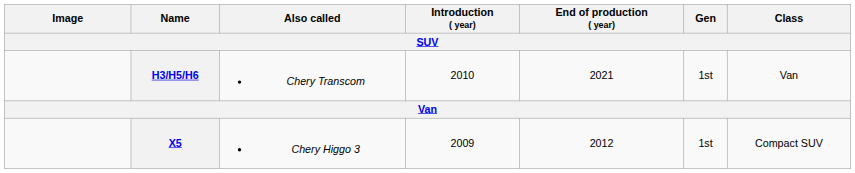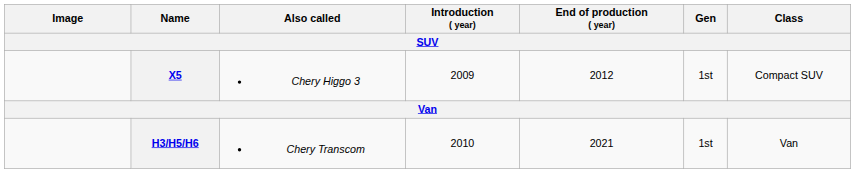rows swapped: (175, 143) <-> (175, 75)
